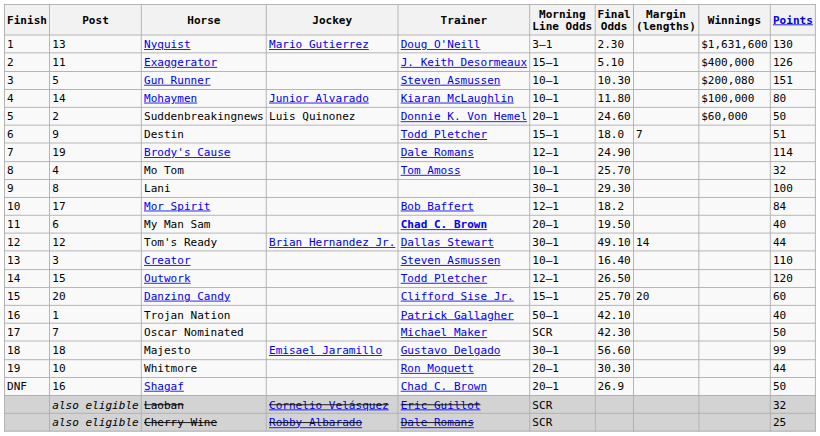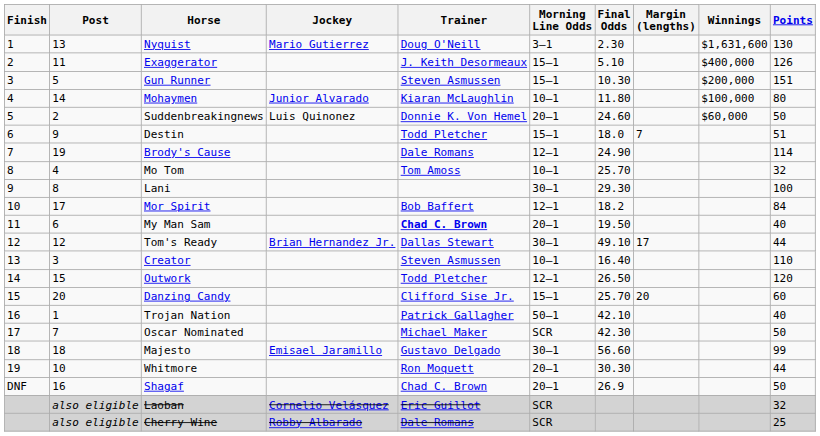(546, 80) 10–1 -> (546, 80) 15–1
(728, 80) $200,080 -> (728, 80) $200,000
(643, 242) 14 -> (643, 242) 17
